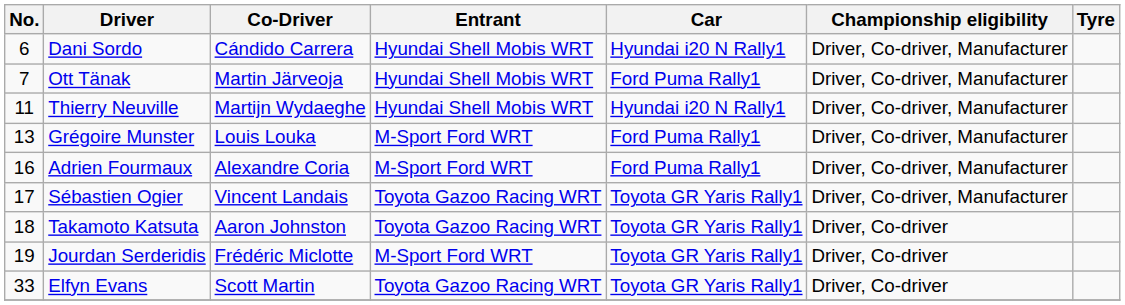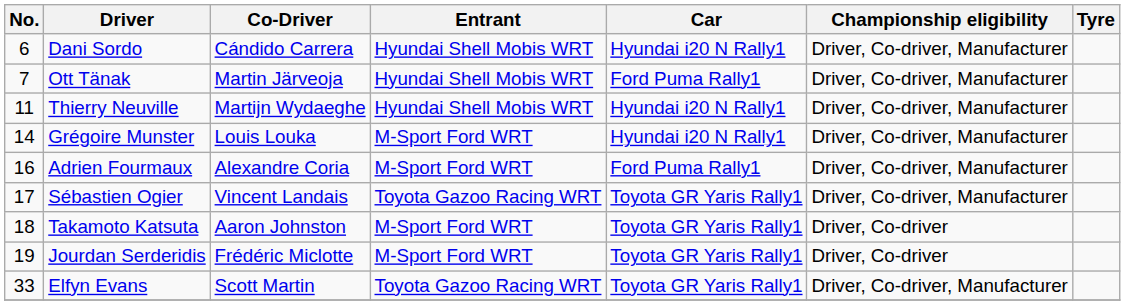(24, 137) 13 -> (24, 137) 14
(685, 137) Ford Puma Rally1 -> (698, 137) Hyundai i20 N Rally1
(488, 226) Toyota Gazoo Racing WRT -> (454, 226) M-Sport Ford WRT
(880, 285) Driver, Co-driver -> (940, 285) Driver, Co-driver, Manufacturer
